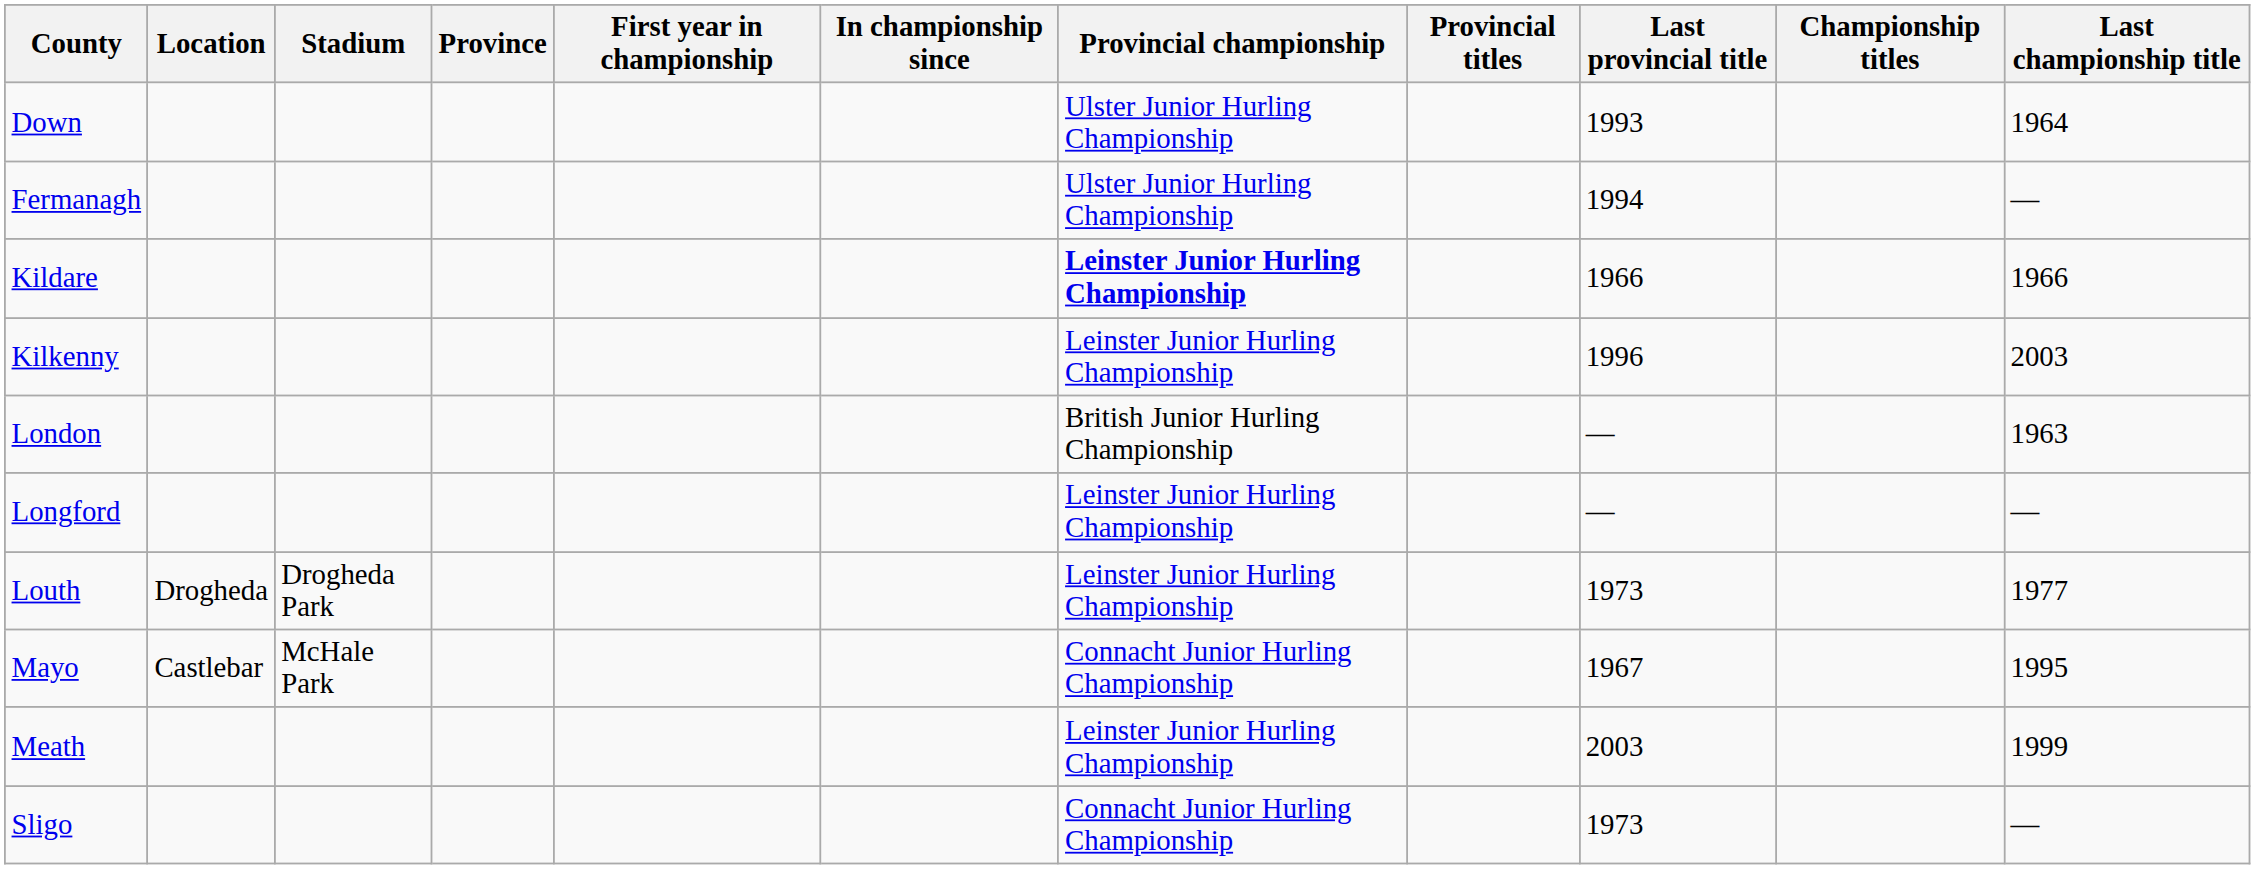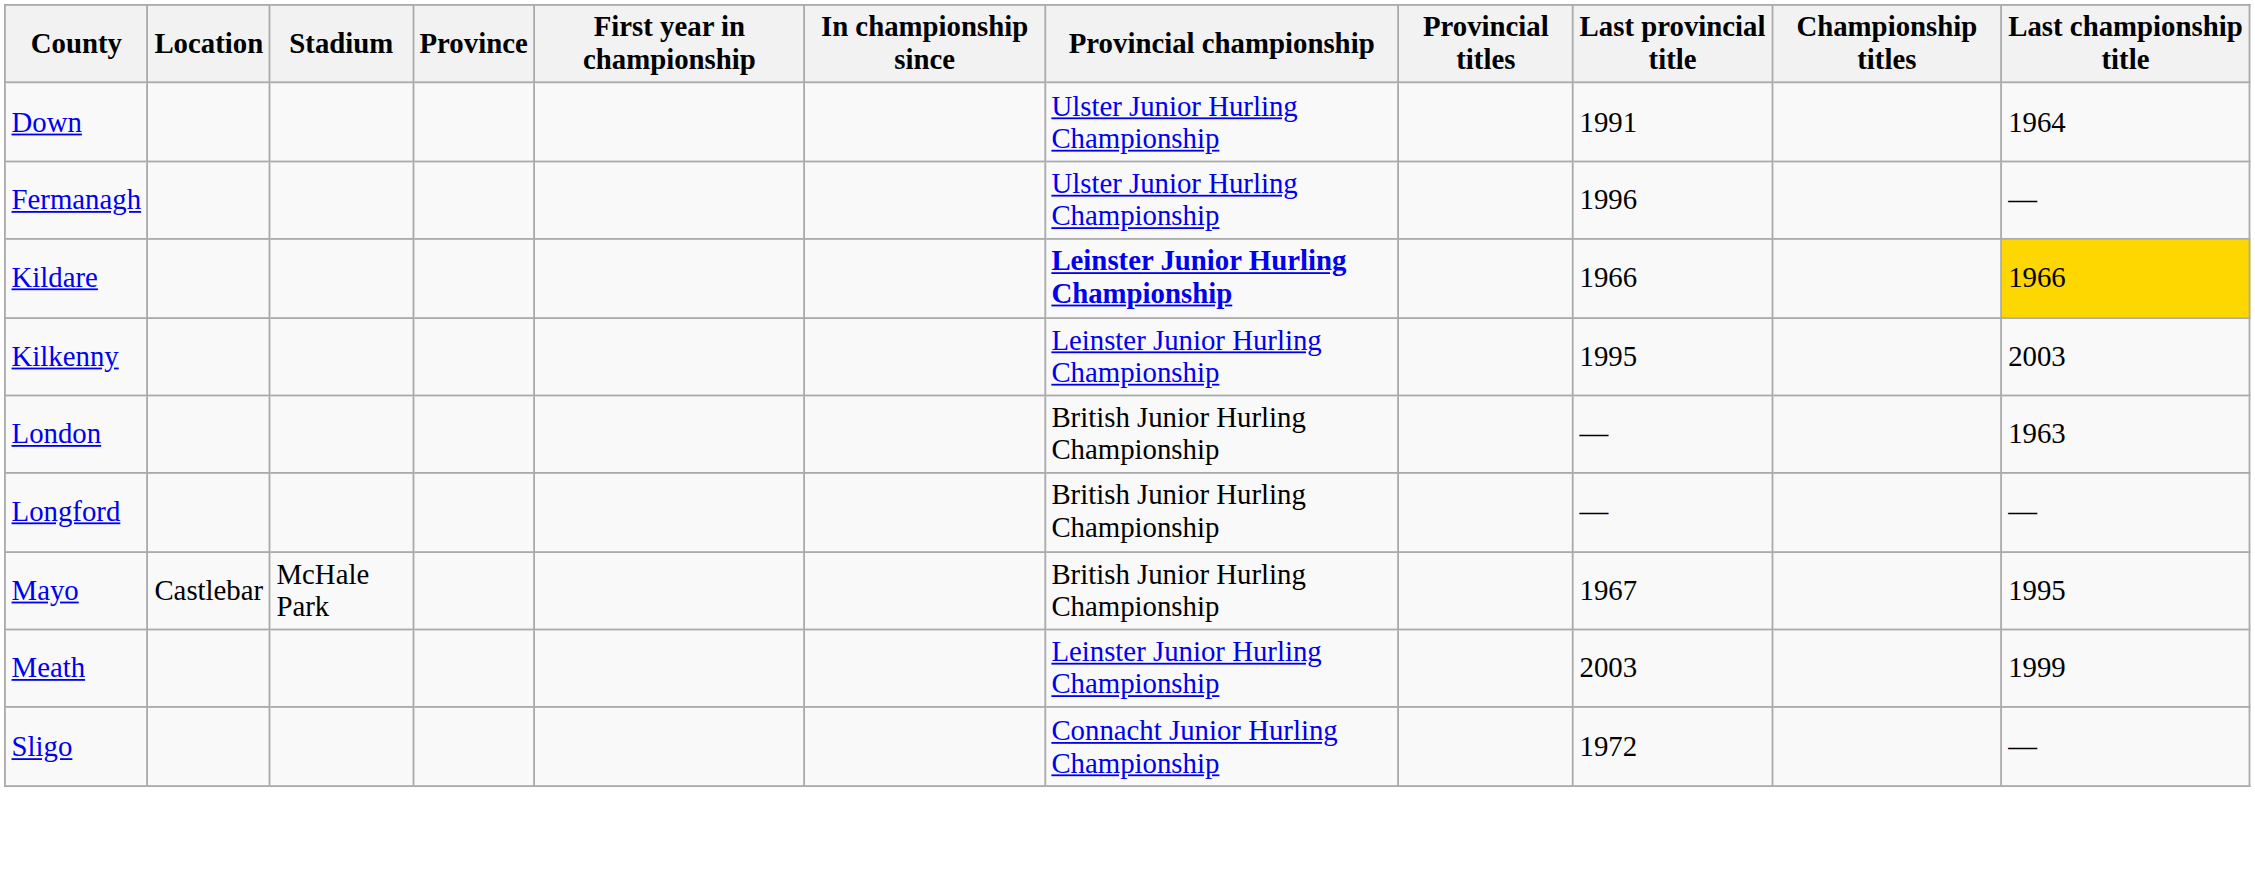(1615, 121) 1993 -> (1608, 121) 1991
(1615, 199) 1994 -> (1608, 199) 1996
(2039, 277) no background -> (2037, 277) gold background
(1615, 355) 1996 -> (1608, 355) 1995
(1200, 511) Leinster Junior Hurling Championship -> (1179, 511) British Junior Hurling Championship
- row: (46, 590)
(1208, 668) Connacht Junior Hurling Championship -> (1179, 590) British Junior Hurling Championship
(1615, 824) 1973 -> (1608, 746) 1972
